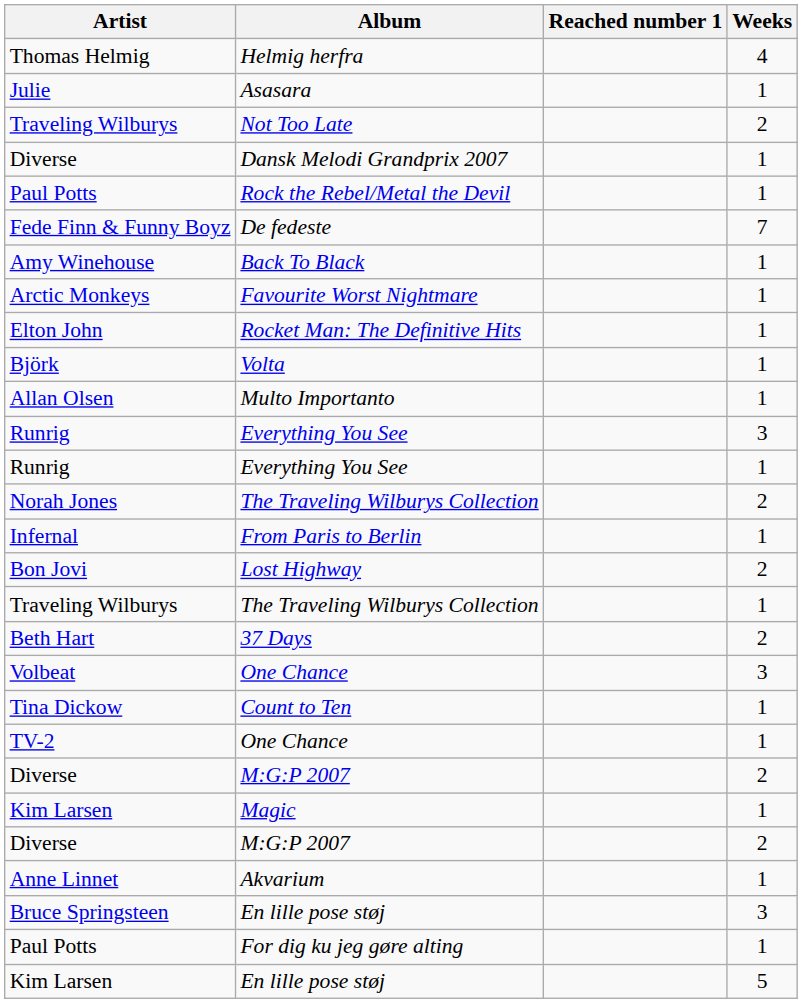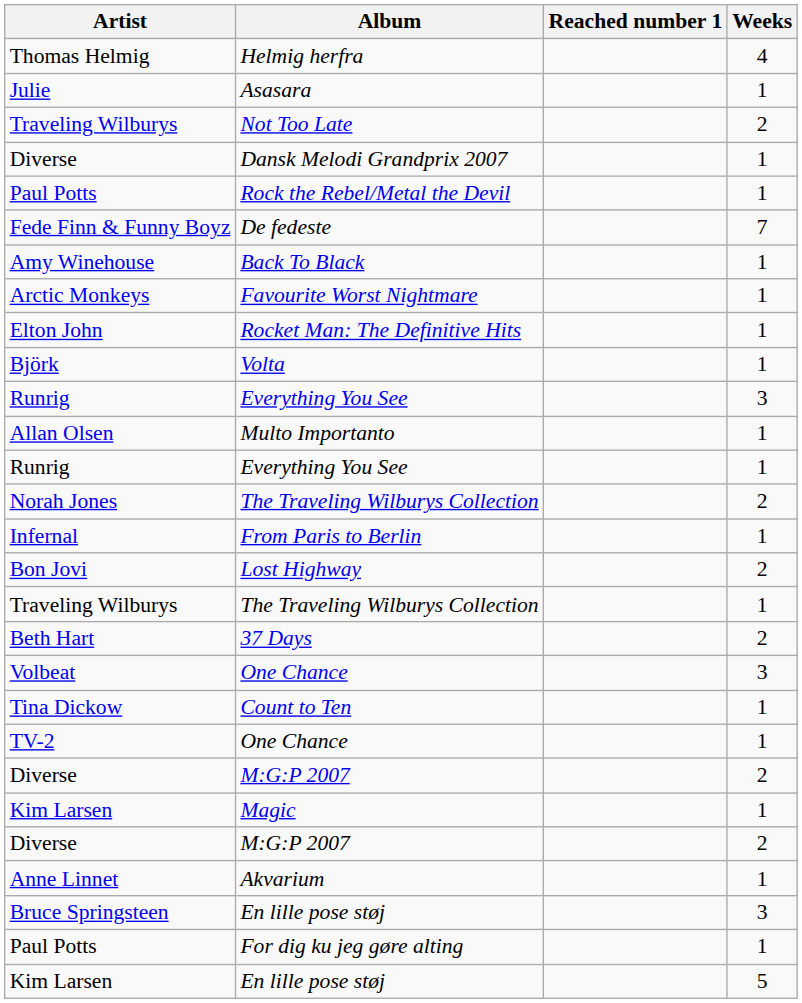rows swapped: (324, 432) <-> (318, 398)
